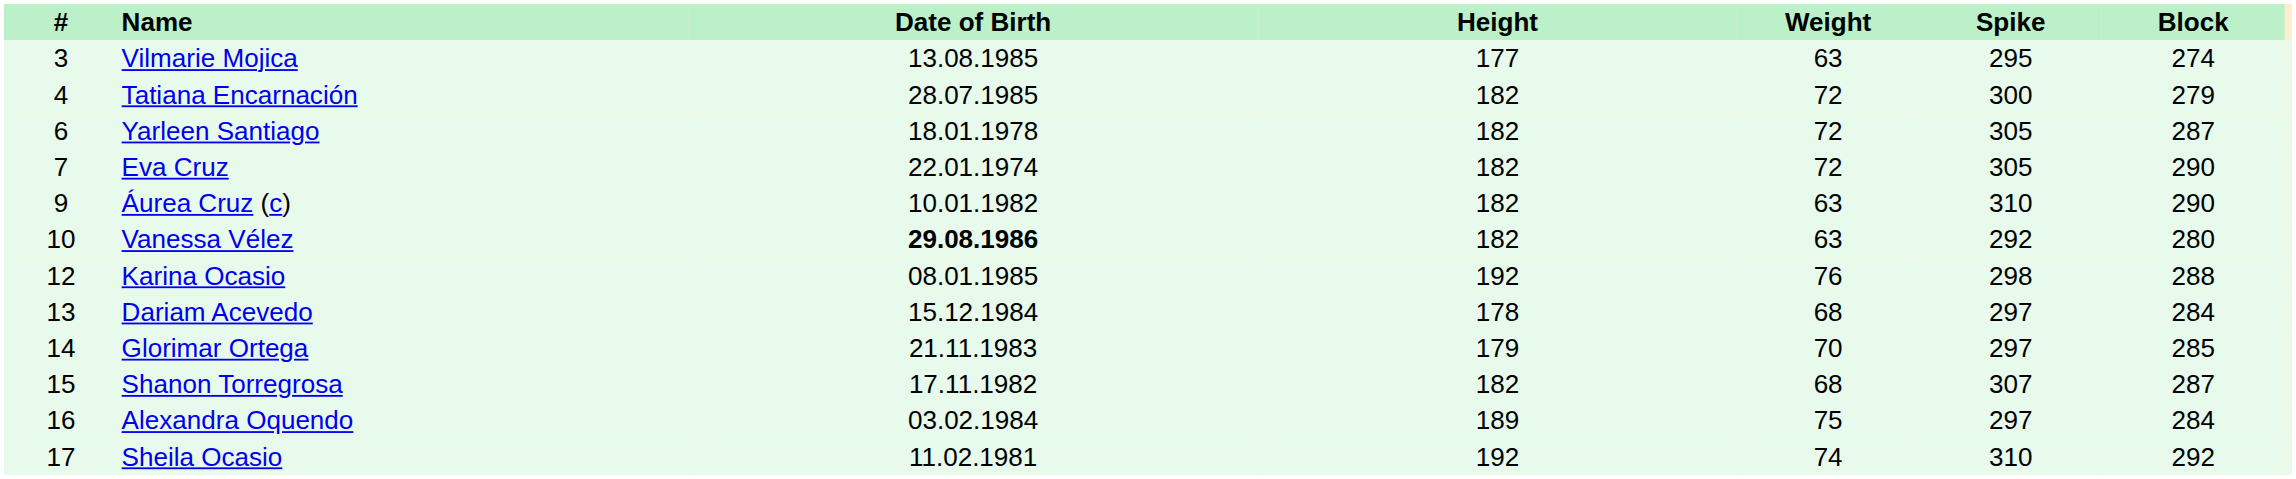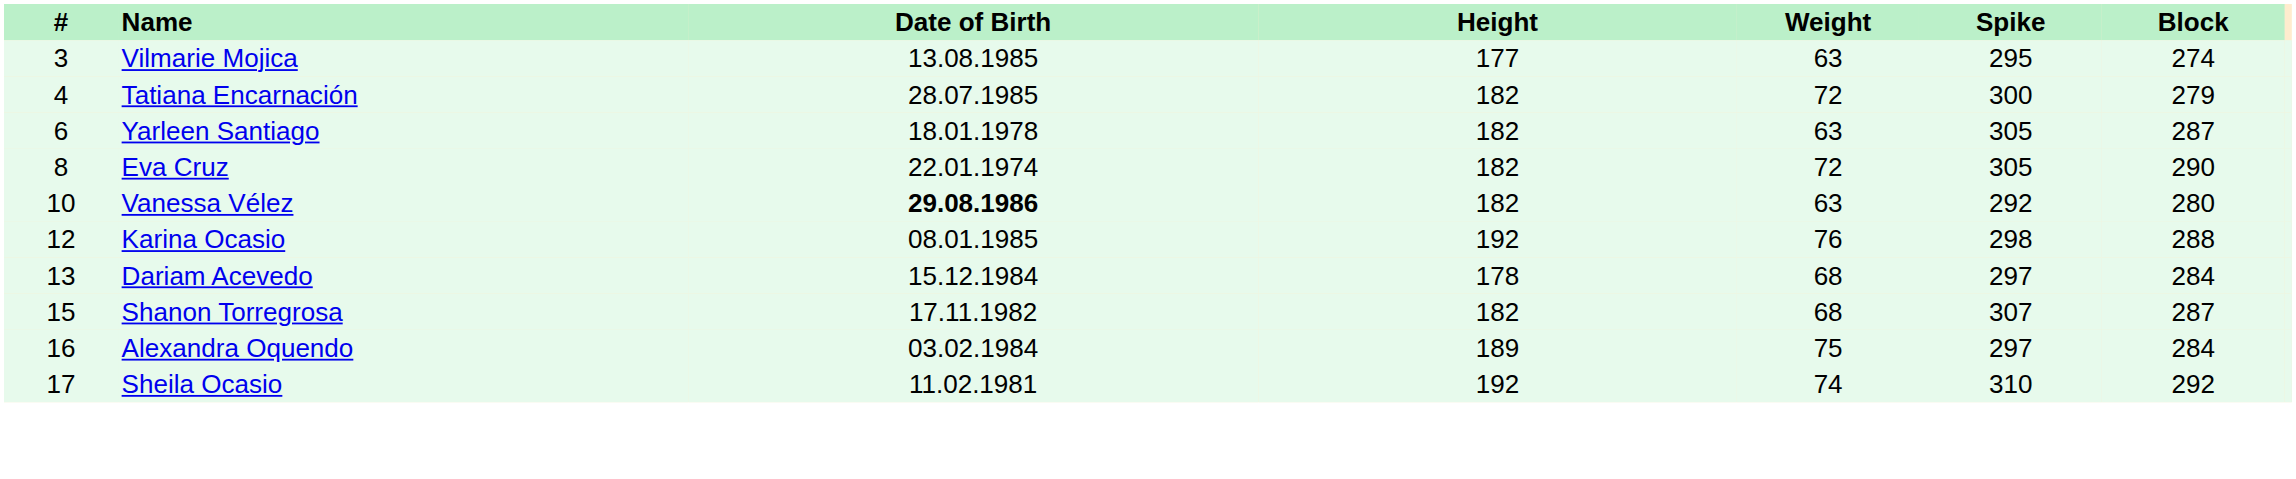(1828, 131) 72 -> (1828, 131) 63
(61, 167) 7 -> (61, 167) 8
- row: (206, 203)
- row: (215, 348)
